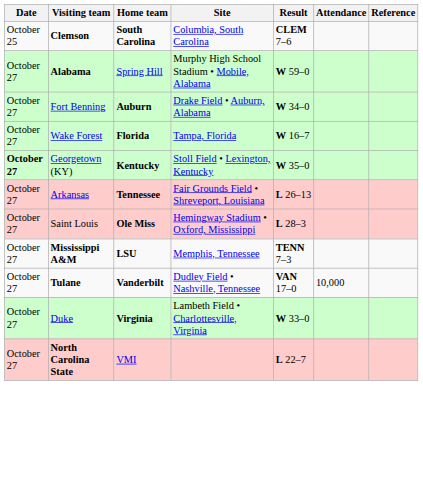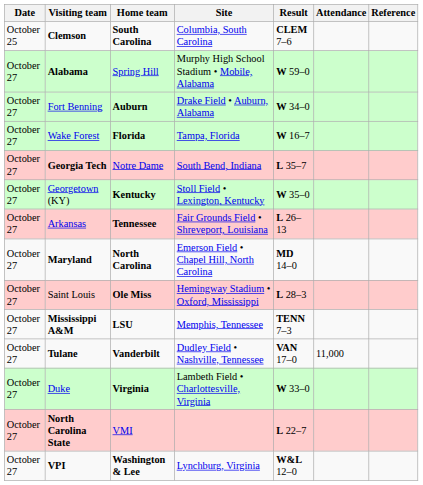+ row: (77, 165)
(25, 165) bold -> (23, 195) normal
+ row: (70, 259)
(330, 282) 10,000 -> (330, 353) 11,000
+ row: (57, 466)
